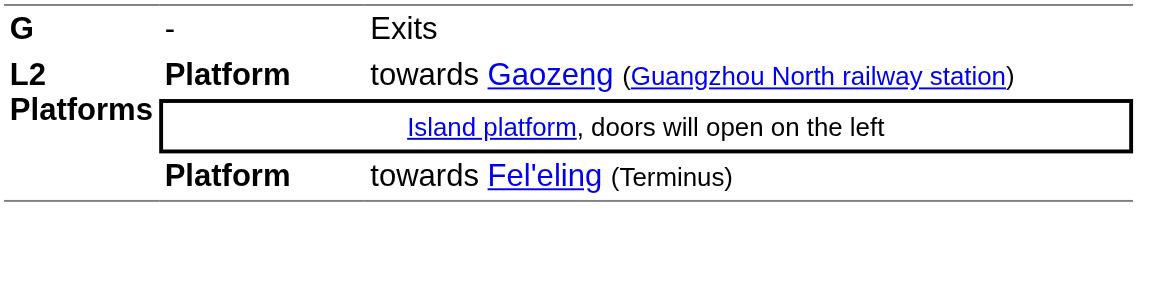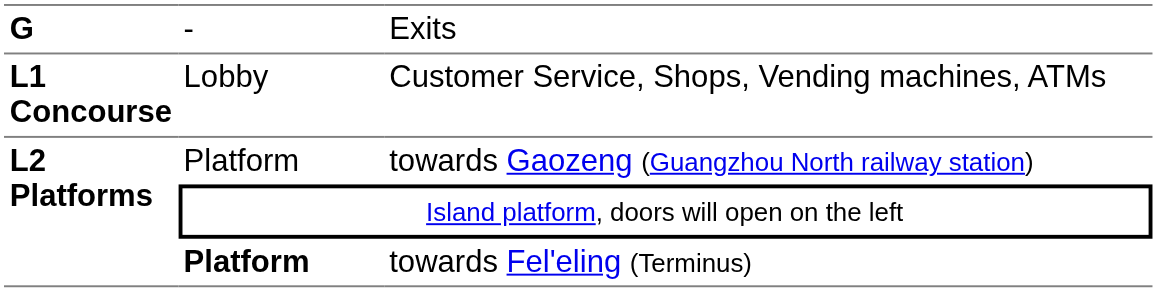+ row: (748, 77)
(228, 75) bold -> (241, 160) normal
